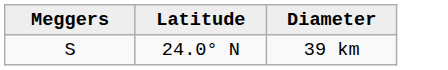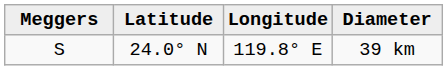+ column: (278, 20)
